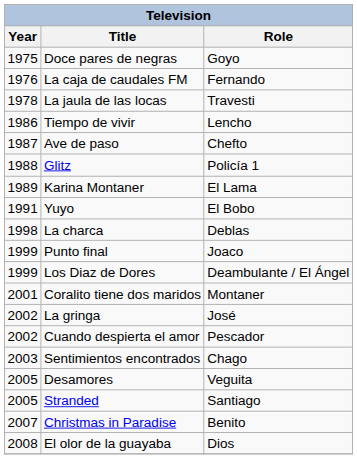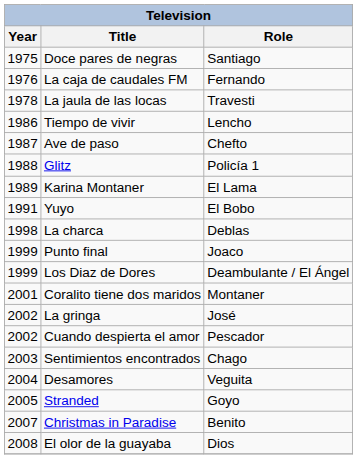(223, 58) Goyo -> (234, 58) Santiago
(23, 379) 2005 -> (23, 379) 2004
(234, 401) Santiago -> (223, 401) Goyo
